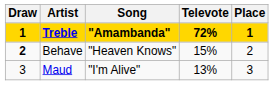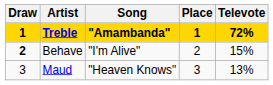columns swapped: (205, 13) <-> (250, 13)
(132, 51) "Heaven Knows" -> (114, 51) "I'm Alive"
(114, 70) "I'm Alive" -> (132, 70) "Heaven Knows"
